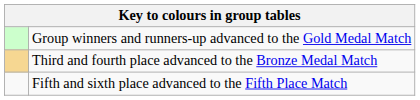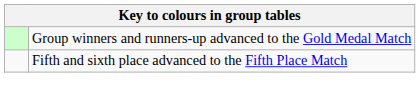- row: (205, 60)
